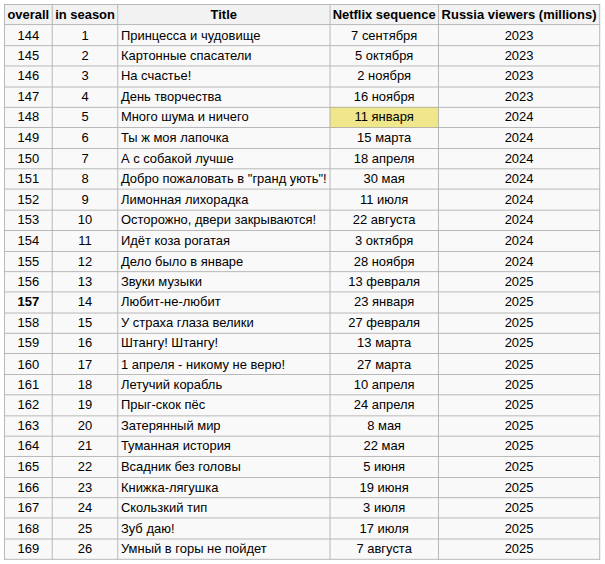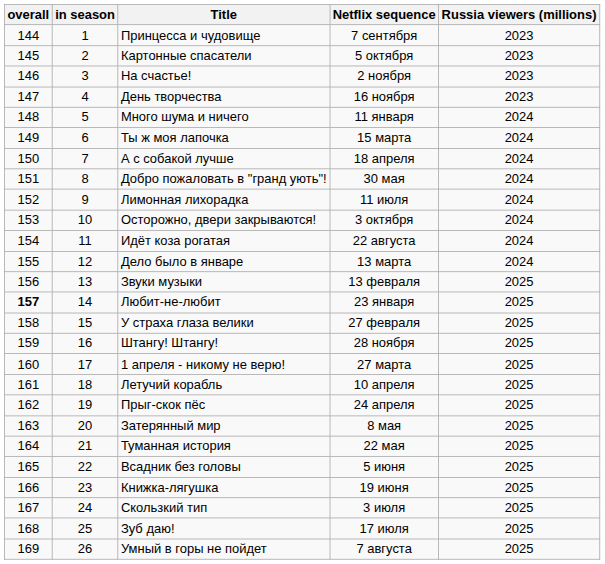(384, 117) khaki background -> (384, 117) no background
(384, 220) 22 августа -> (384, 220) 3 октября
(384, 240) 3 октября -> (384, 240) 22 августа
(384, 261) 28 ноября -> (384, 261) 13 марта
(384, 343) 13 марта -> (384, 343) 28 ноября
